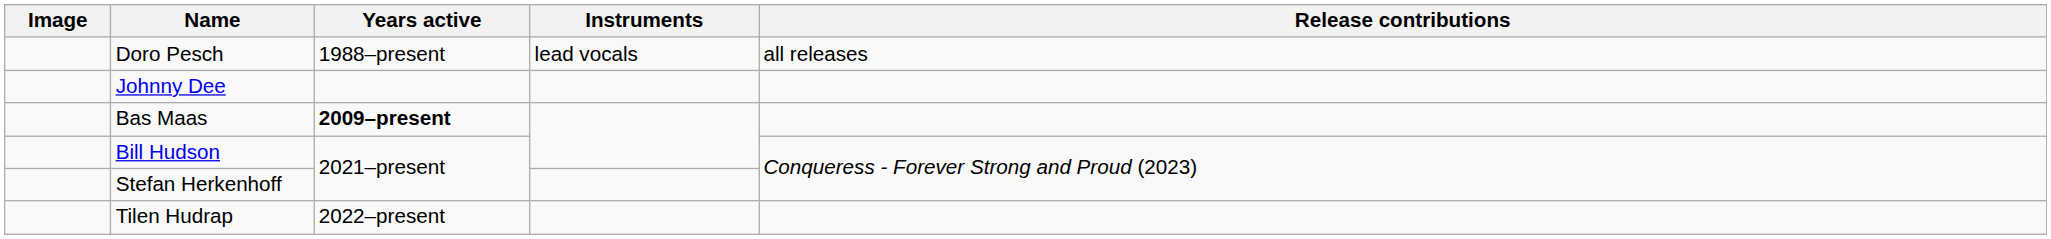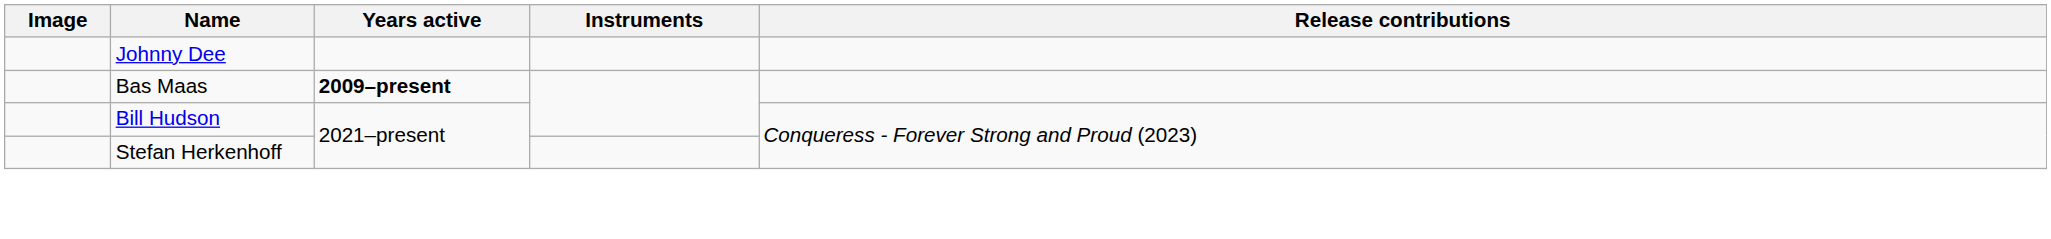- row: (170, 53)
- row: (174, 217)
